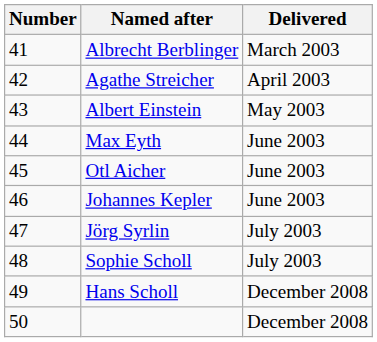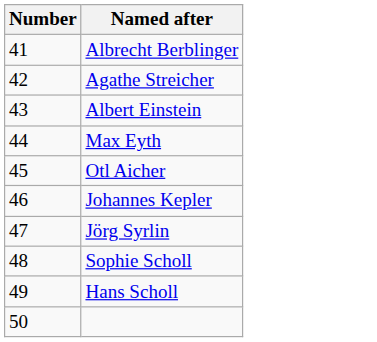- column: (308, 19)
